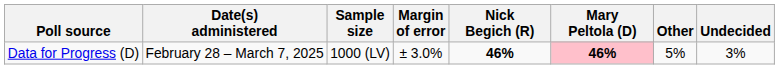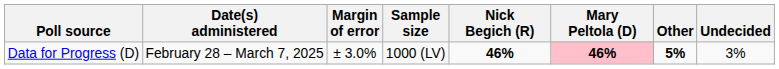columns swapped: (360, 23) <-> (421, 23)
(675, 53) normal -> (675, 53) bold
